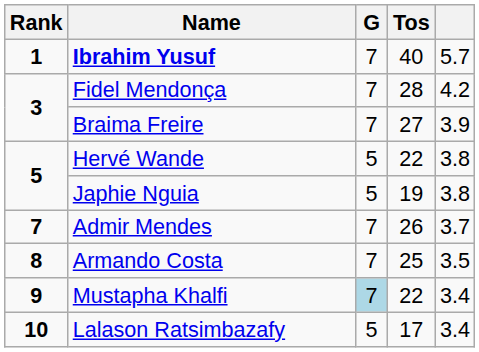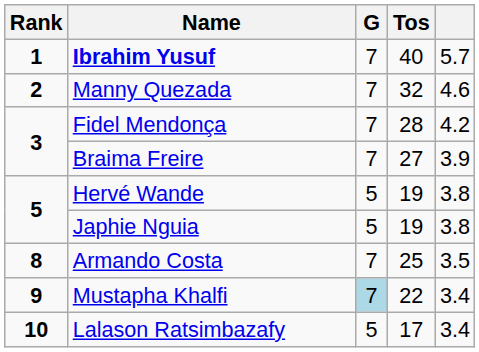+ row: (152, 90)
(411, 159) 22 -> (411, 193) 19
- row: (142, 227)
